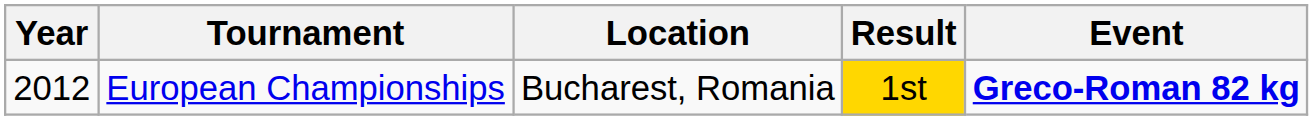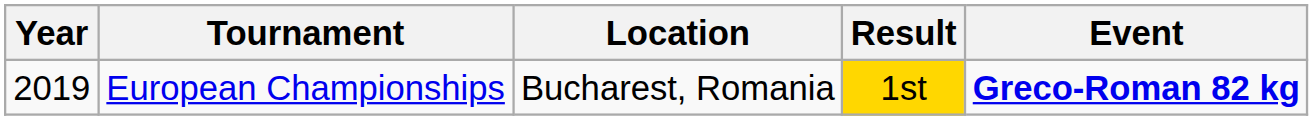(52, 88) 2012 -> (52, 88) 2019
